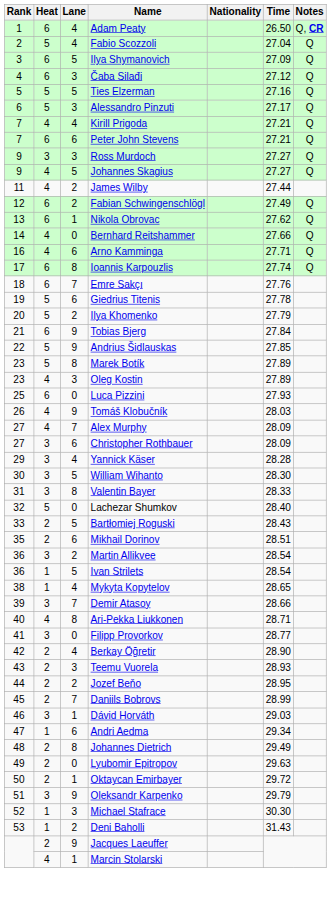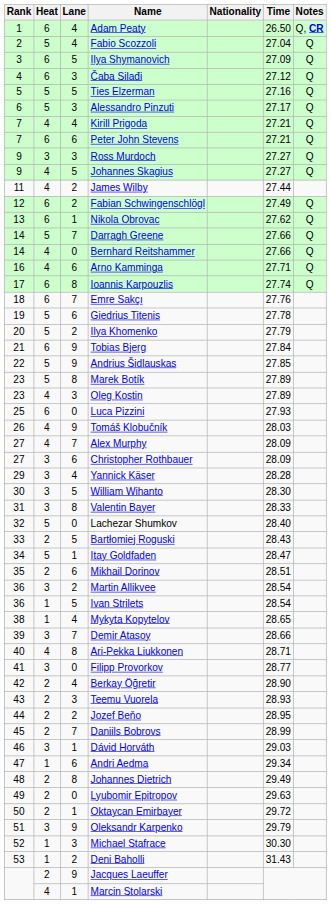+ row: (127, 236)
+ row: (123, 556)
